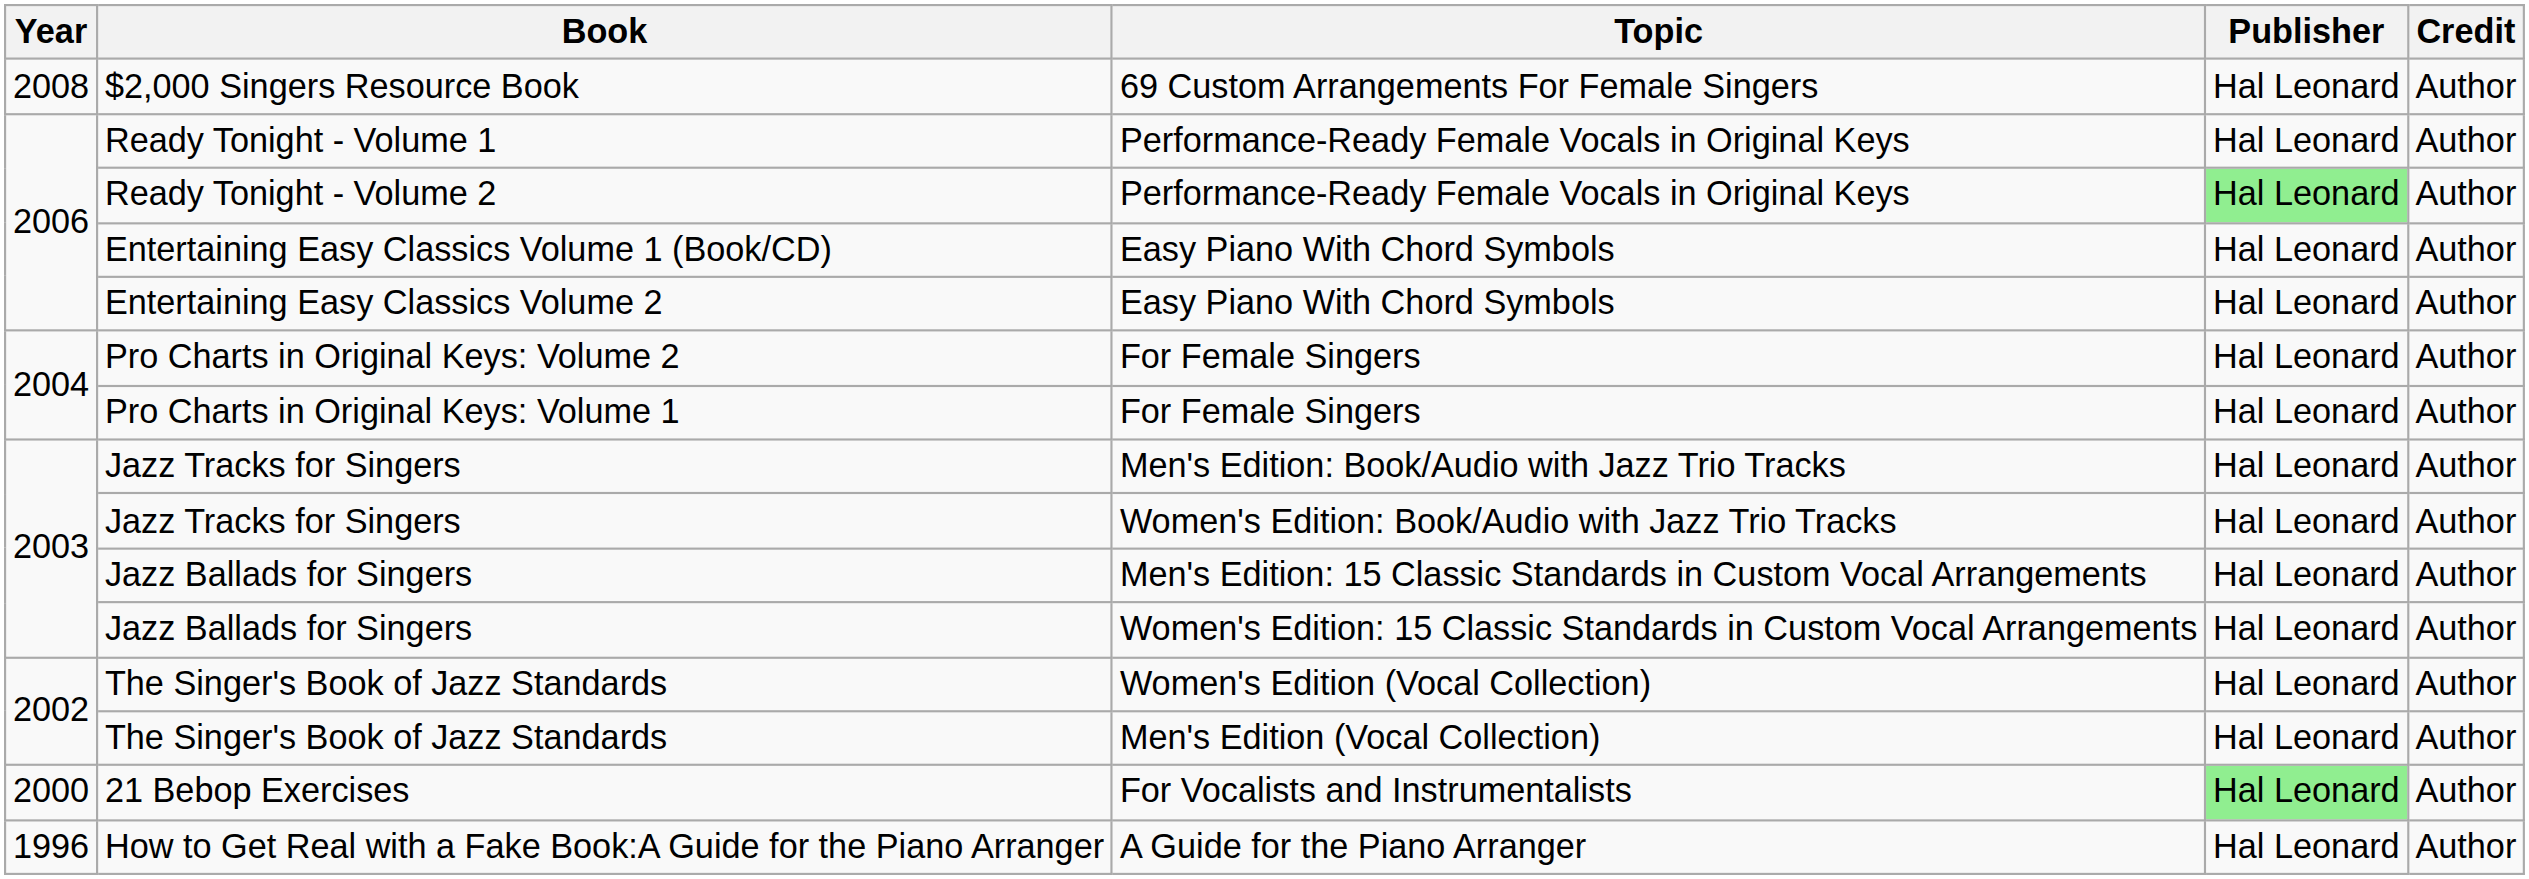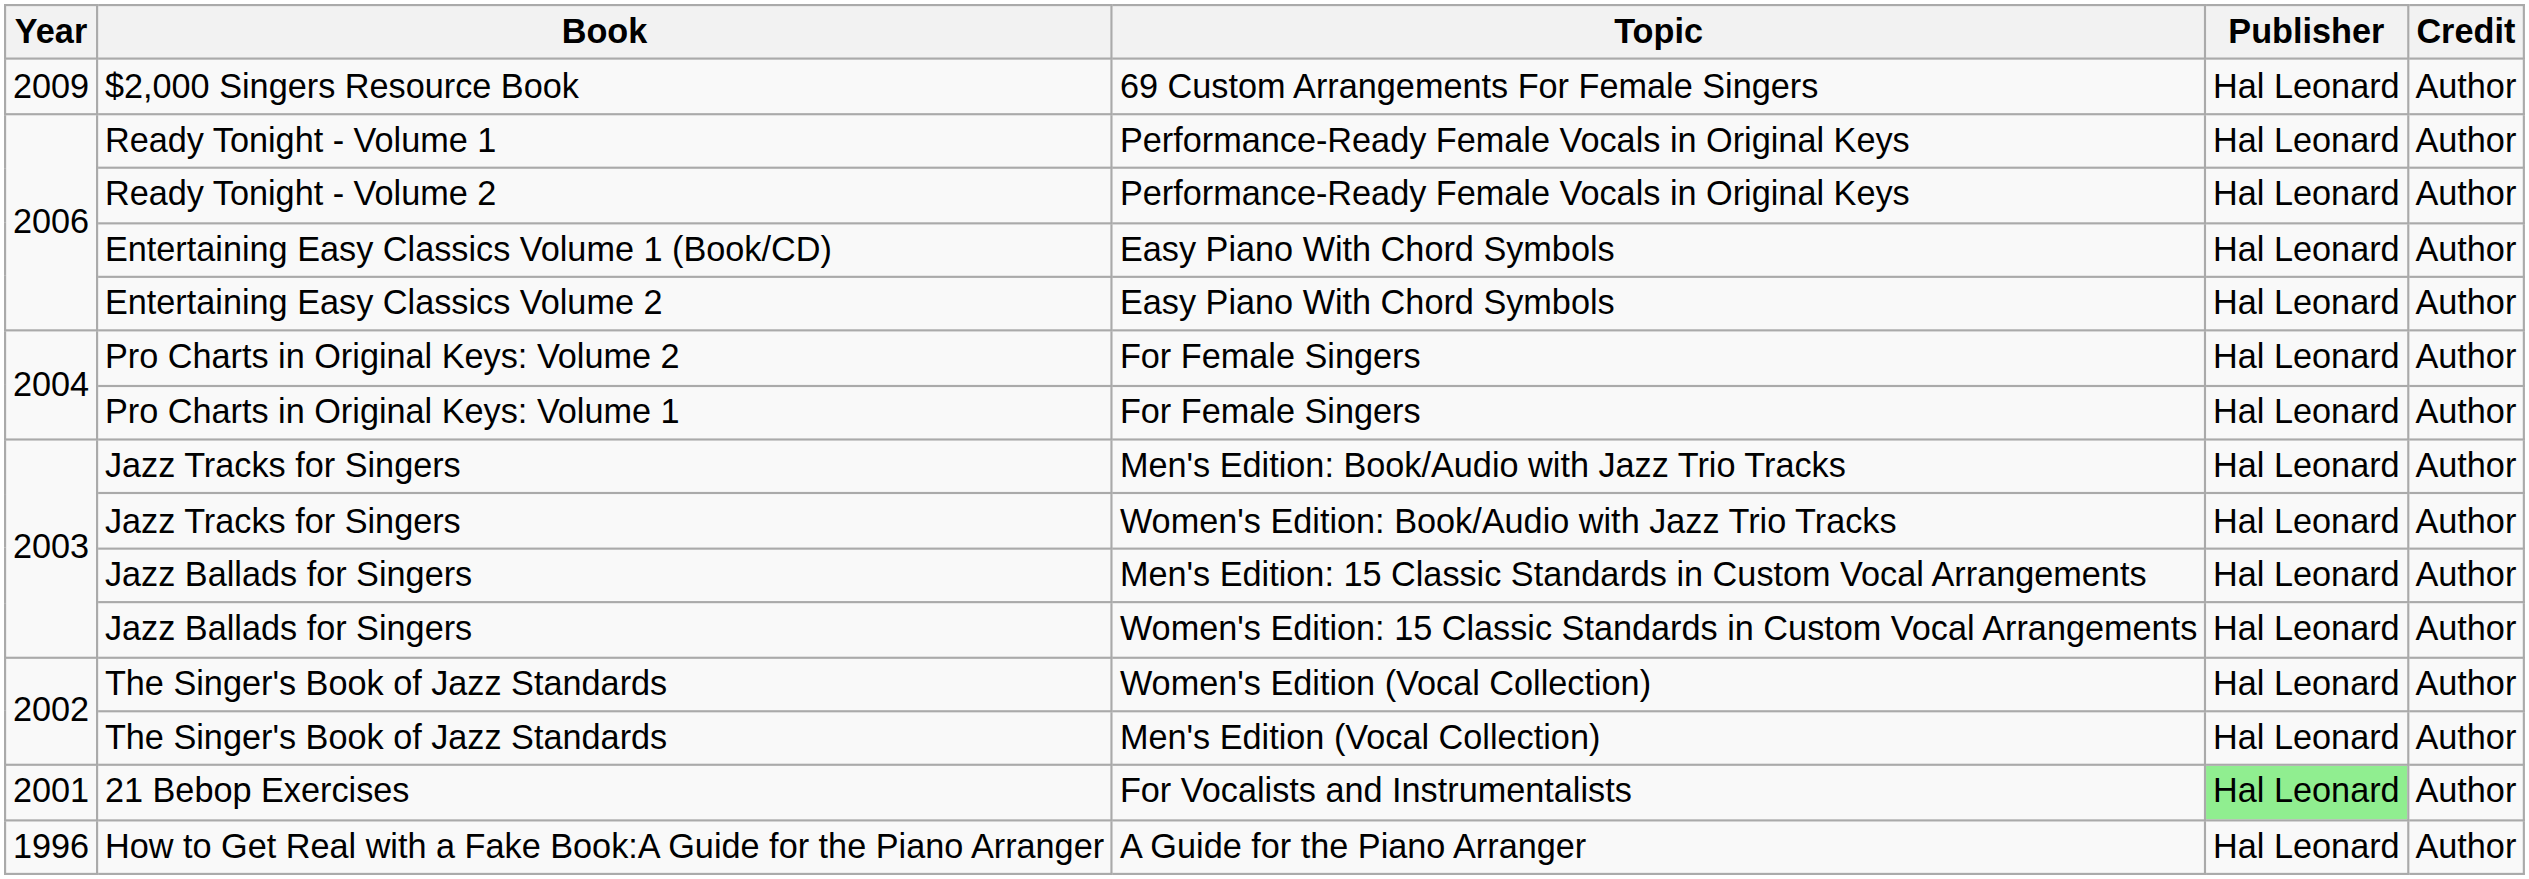(51, 85) 2008 -> (51, 85) 2009
(2306, 194) lightgreen background -> (2306, 194) no background
(51, 791) 2000 -> (51, 791) 2001
